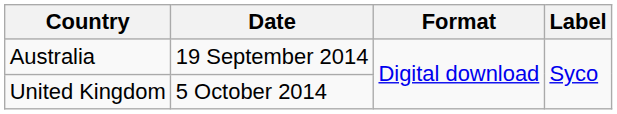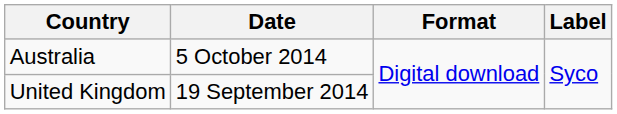(272, 56) 19 September 2014 -> (251, 56) 5 October 2014
(251, 91) 5 October 2014 -> (272, 91) 19 September 2014
